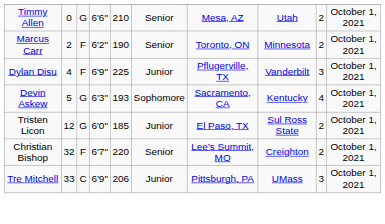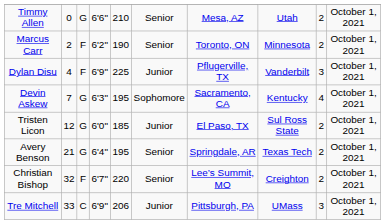(69, 98) 5 -> (69, 98) 7
(121, 98) 193 -> (121, 98) 195
+ row: (33, 152)
